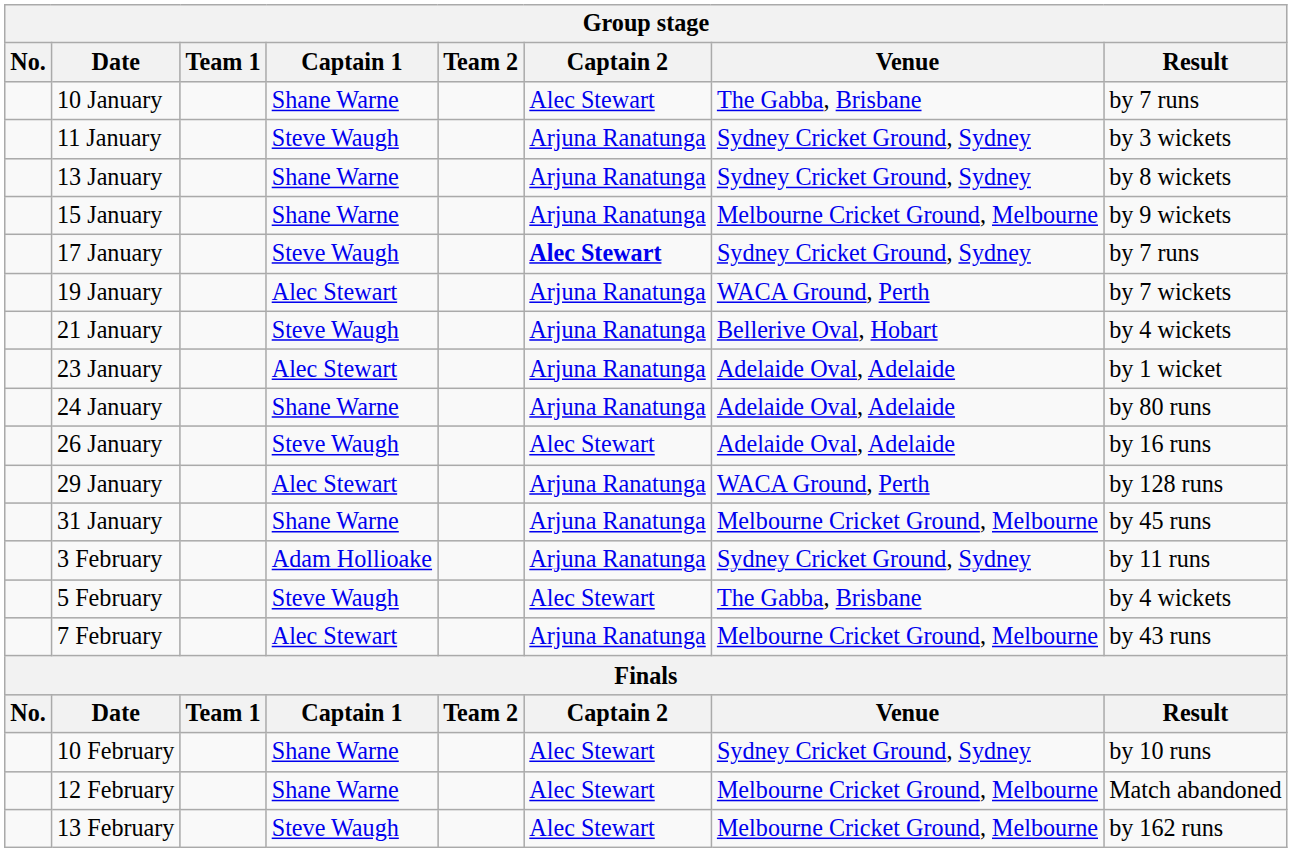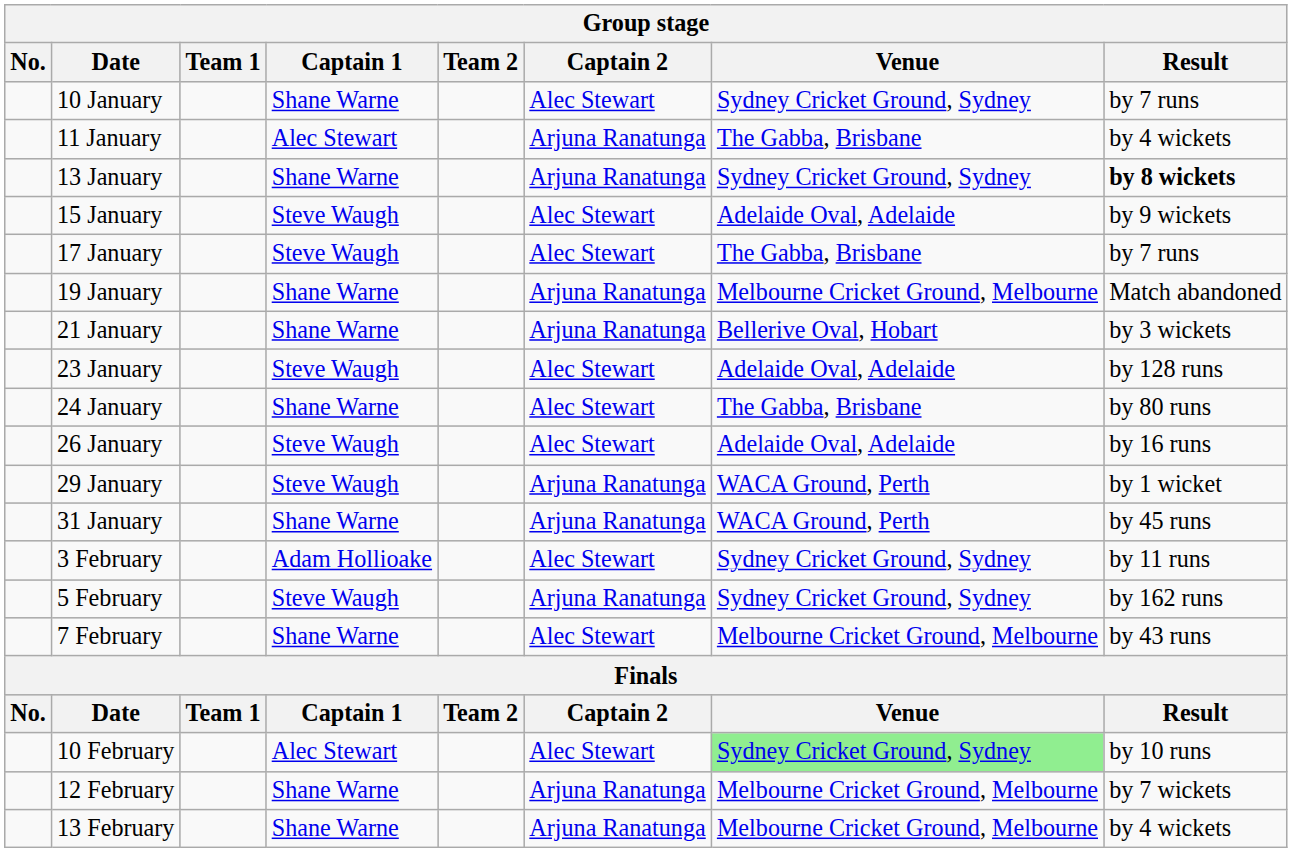(819, 100) The Gabba, Brisbane -> (874, 100) Sydney Cricket Ground, Sydney
(335, 138) Steve Waugh -> (334, 138) Alec Stewart
(874, 138) Sydney Cricket Ground, Sydney -> (819, 138) The Gabba, Brisbane
(1170, 138) by 3 wickets -> (1170, 138) by 4 wickets
(1170, 176) normal -> (1172, 176) bold
(335, 215) Shane Warne -> (335, 215) Steve Waugh
(618, 215) Arjuna Ranatunga -> (592, 215) Alec Stewart
(907, 215) Melbourne Cricket Ground, Melbourne -> (836, 215) Adelaide Oval, Adelaide
(595, 253) bold -> (592, 253) normal
(874, 253) Sydney Cricket Ground, Sydney -> (819, 253) The Gabba, Brisbane
(334, 291) Alec Stewart -> (335, 291) Shane Warne
(823, 291) WACA Ground, Perth -> (907, 291) Melbourne Cricket Ground, Melbourne
(1170, 291) by 7 wickets -> (1195, 291) Match abandoned
(335, 330) Steve Waugh -> (335, 330) Shane Warne
(1170, 330) by 4 wickets -> (1170, 330) by 3 wickets
(334, 368) Alec Stewart -> (335, 368) Steve Waugh
(618, 368) Arjuna Ranatunga -> (592, 368) Alec Stewart
(1165, 368) by 1 wicket -> (1166, 368) by 128 runs
(618, 406) Arjuna Ranatunga -> (592, 406) Alec Stewart
(836, 406) Adelaide Oval, Adelaide -> (819, 406) The Gabba, Brisbane
(334, 483) Alec Stewart -> (335, 483) Steve Waugh
(1166, 483) by 128 runs -> (1165, 483) by 1 wicket
(907, 521) Melbourne Cricket Ground, Melbourne -> (823, 521) WACA Ground, Perth
(618, 560) Arjuna Ranatunga -> (592, 560) Alec Stewart
(592, 598) Alec Stewart -> (618, 598) Arjuna Ranatunga
(819, 598) The Gabba, Brisbane -> (874, 598) Sydney Cricket Ground, Sydney
(1170, 598) by 4 wickets -> (1166, 598) by 162 runs
(334, 636) Alec Stewart -> (335, 636) Shane Warne
(618, 636) Arjuna Ranatunga -> (592, 636) Alec Stewart
(335, 751) Shane Warne -> (334, 751) Alec Stewart
(874, 751) no background -> (874, 751) lightgreen background
(592, 789) Alec Stewart -> (618, 789) Arjuna Ranatunga
(1195, 789) Match abandoned -> (1170, 789) by 7 wickets
(335, 828) Steve Waugh -> (335, 828) Shane Warne
(592, 828) Alec Stewart -> (618, 828) Arjuna Ranatunga
(1166, 828) by 162 runs -> (1170, 828) by 4 wickets
